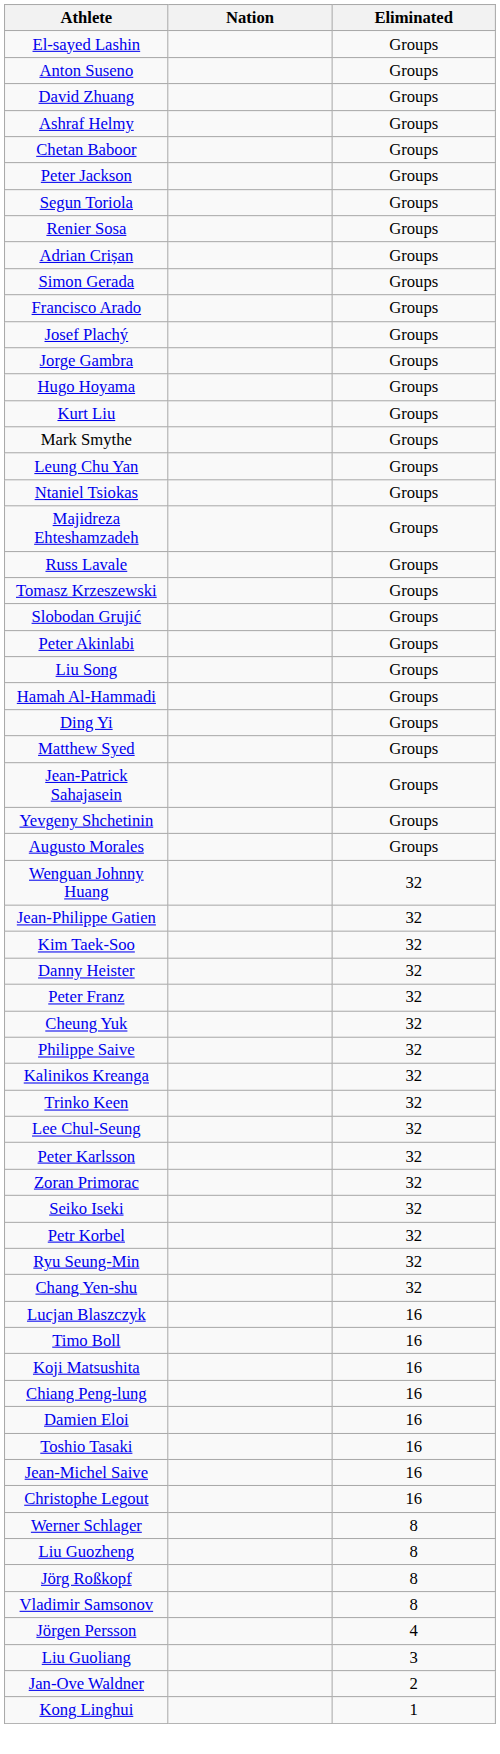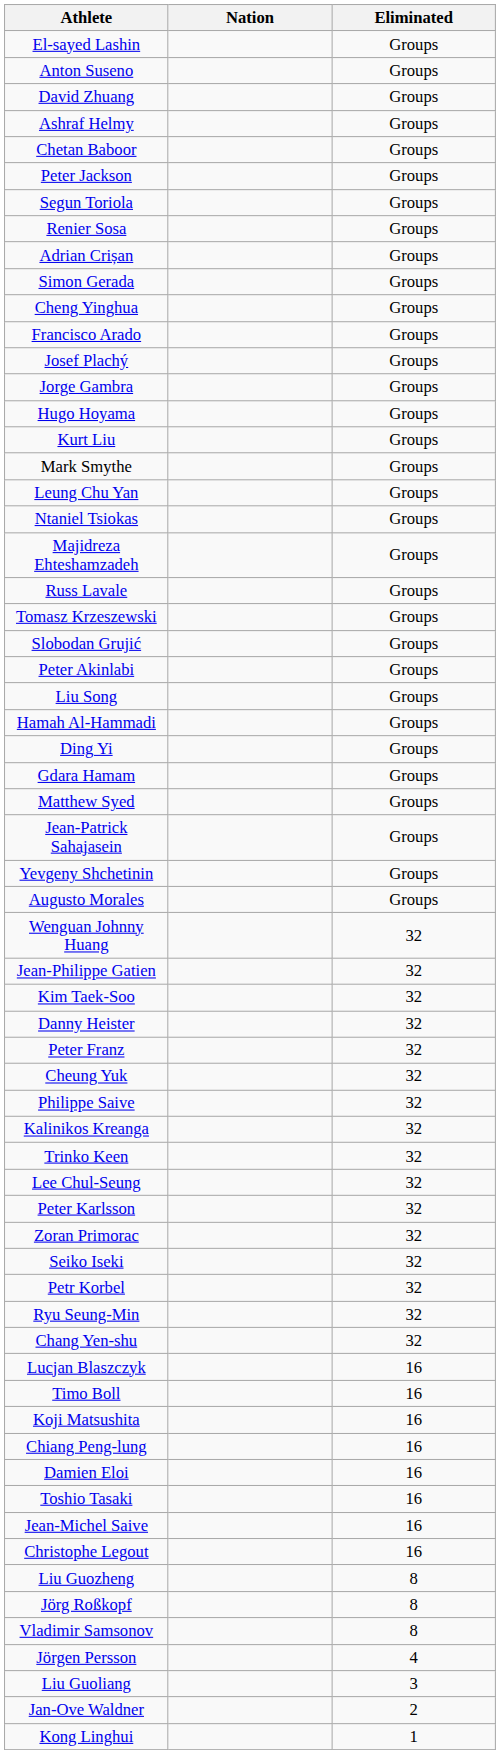+ row: (86, 307)
+ row: (86, 775)
- row: (86, 1525)
